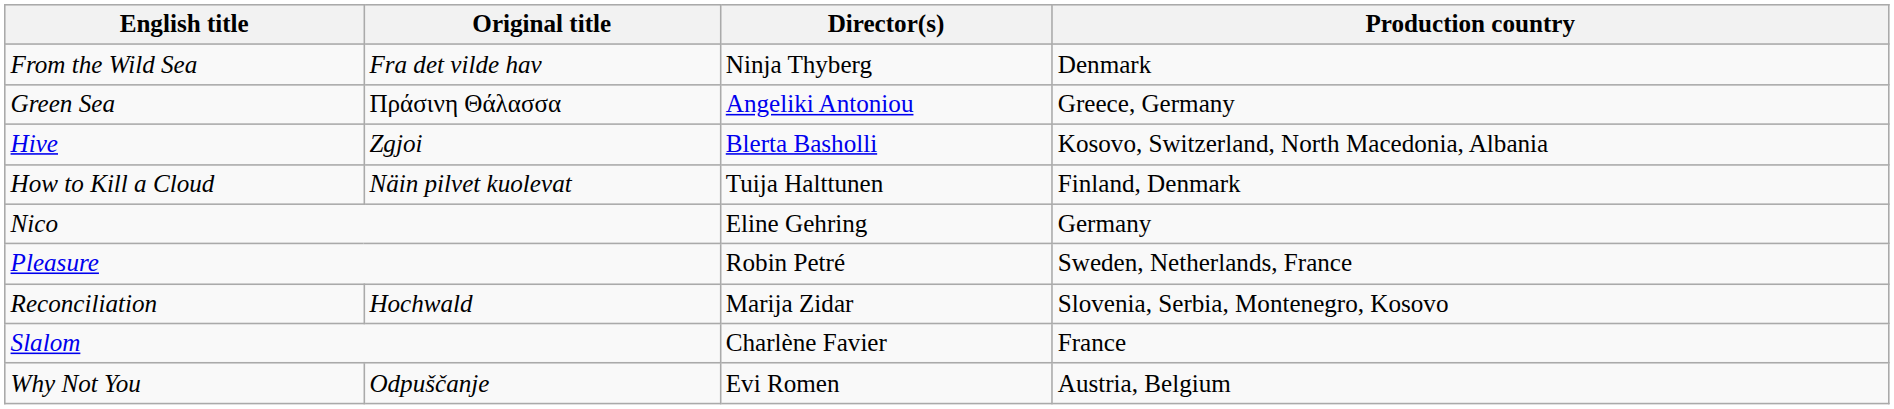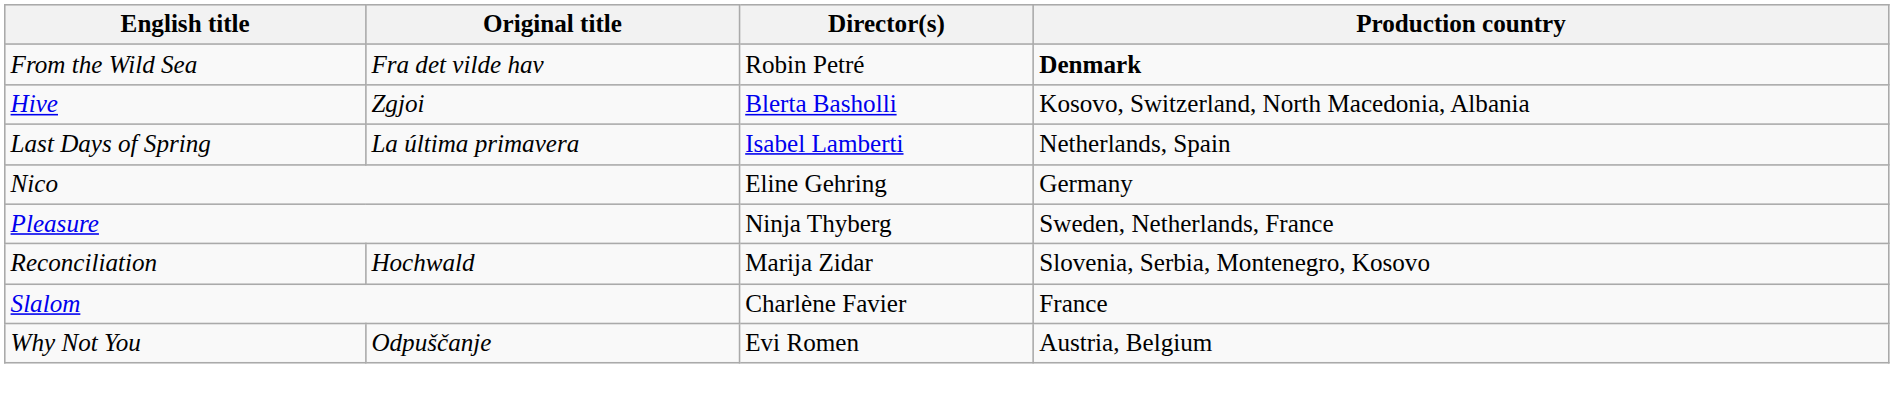(799, 64) Ninja Thyberg -> (805, 64) Robin Petré
(1105, 64) normal -> (1090, 64) bold
- row: (63, 104)
- row: (112, 183)
+ row: (111, 143)
(785, 263) Robin Petré -> (818, 223) Ninja Thyberg
